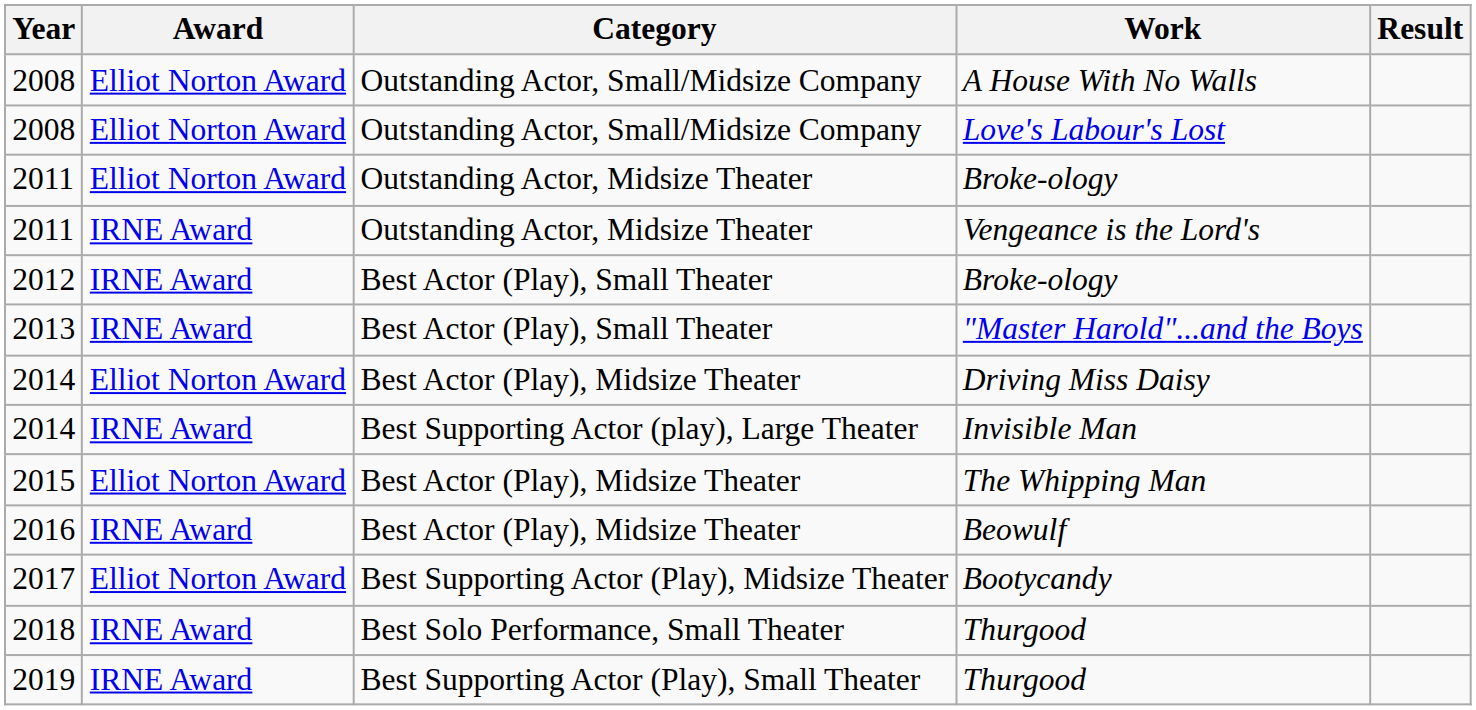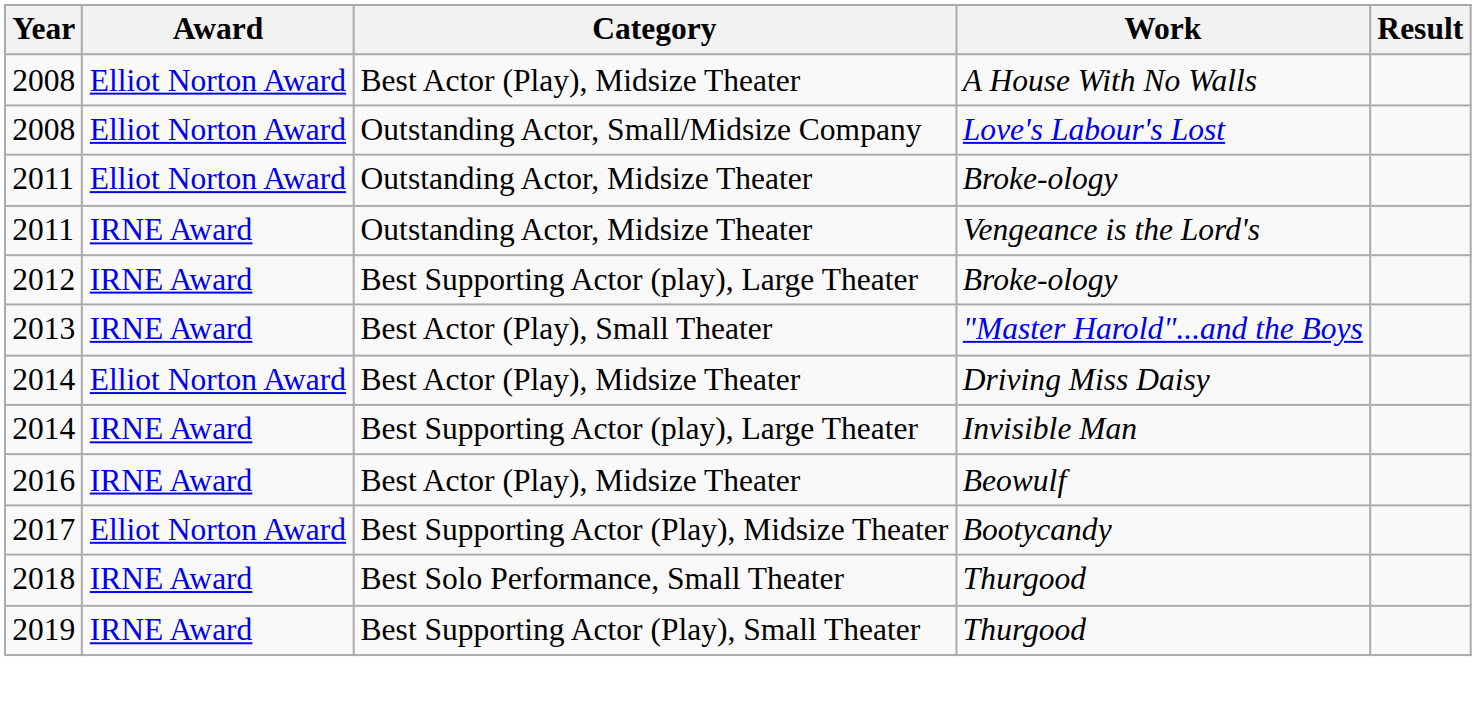(641, 79) Outstanding Actor, Small/Midsize Company -> (580, 79) Best Actor (Play), Midsize Theater
(566, 279) Best Actor (Play), Small Theater -> (639, 279) Best Supporting Actor (play), Large Theater
- row: (44, 479)
